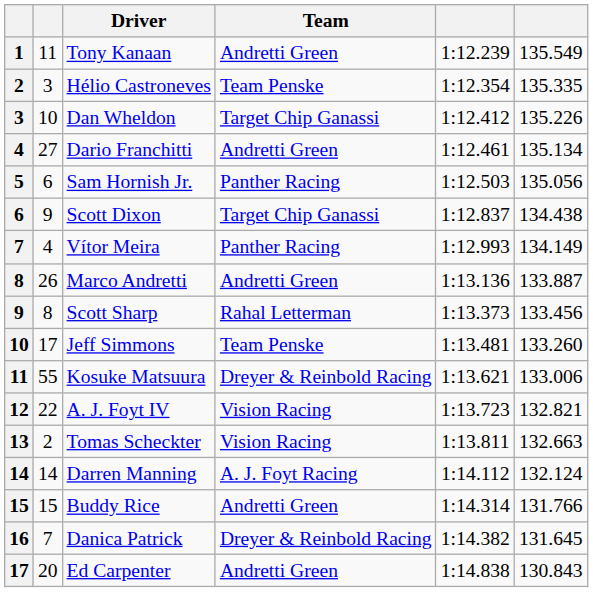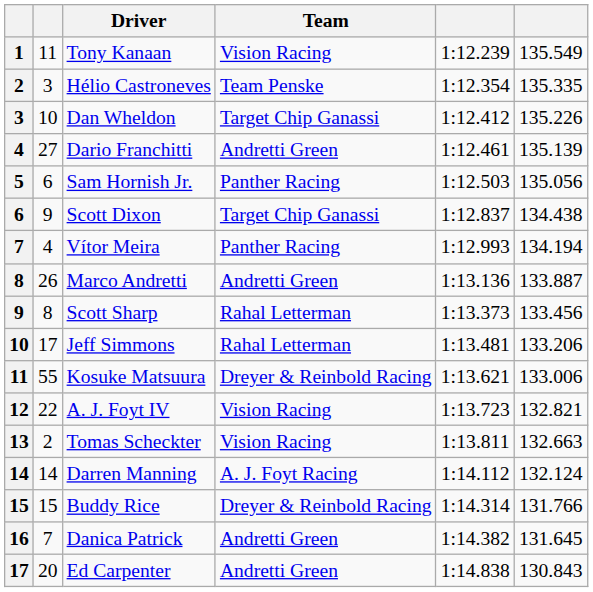(279, 53) Andretti Green -> (276, 53) Vision Racing
(551, 150) 135.134 -> (551, 150) 135.139
(551, 247) 134.149 -> (551, 247) 134.194
(272, 344) Team Penske -> (285, 344) Rahal Letterman
(551, 344) 133.260 -> (551, 344) 133.206
(279, 505) Andretti Green -> (326, 505) Dreyer & Reinbold Racing
(326, 538) Dreyer & Reinbold Racing -> (279, 538) Andretti Green
